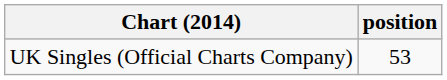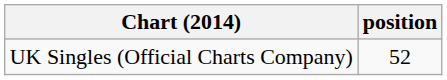(400, 56) 53 -> (400, 56) 52
